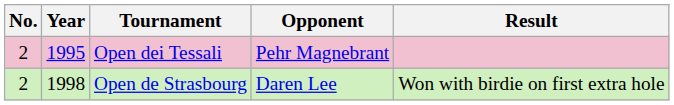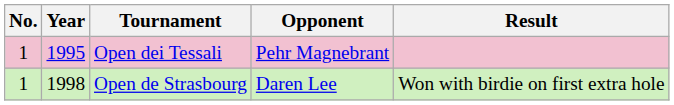(23, 52) 2 -> (23, 52) 1
(23, 84) 2 -> (23, 84) 1
